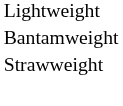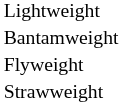+ row: (44, 64)
